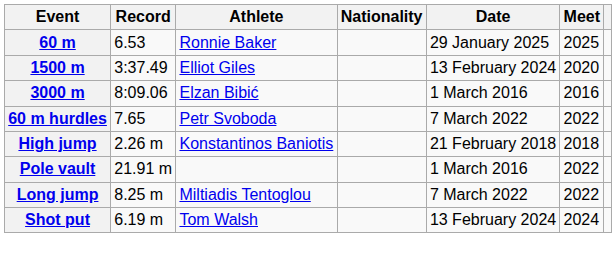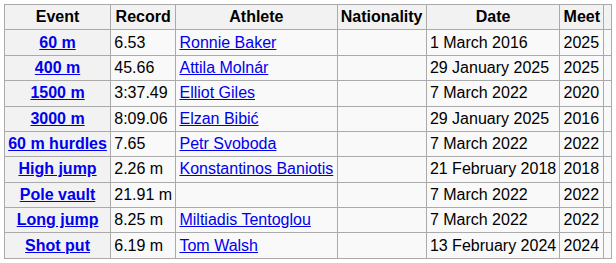(489, 42) 29 January 2025 -> (479, 42) 1 March 2016
+ row: (58, 67)
(493, 67) 13 February 2024 -> (479, 93) 7 March 2022
(479, 93) 1 March 2016 -> (489, 118) 29 January 2025
(479, 169) 1 March 2016 -> (479, 194) 7 March 2022
